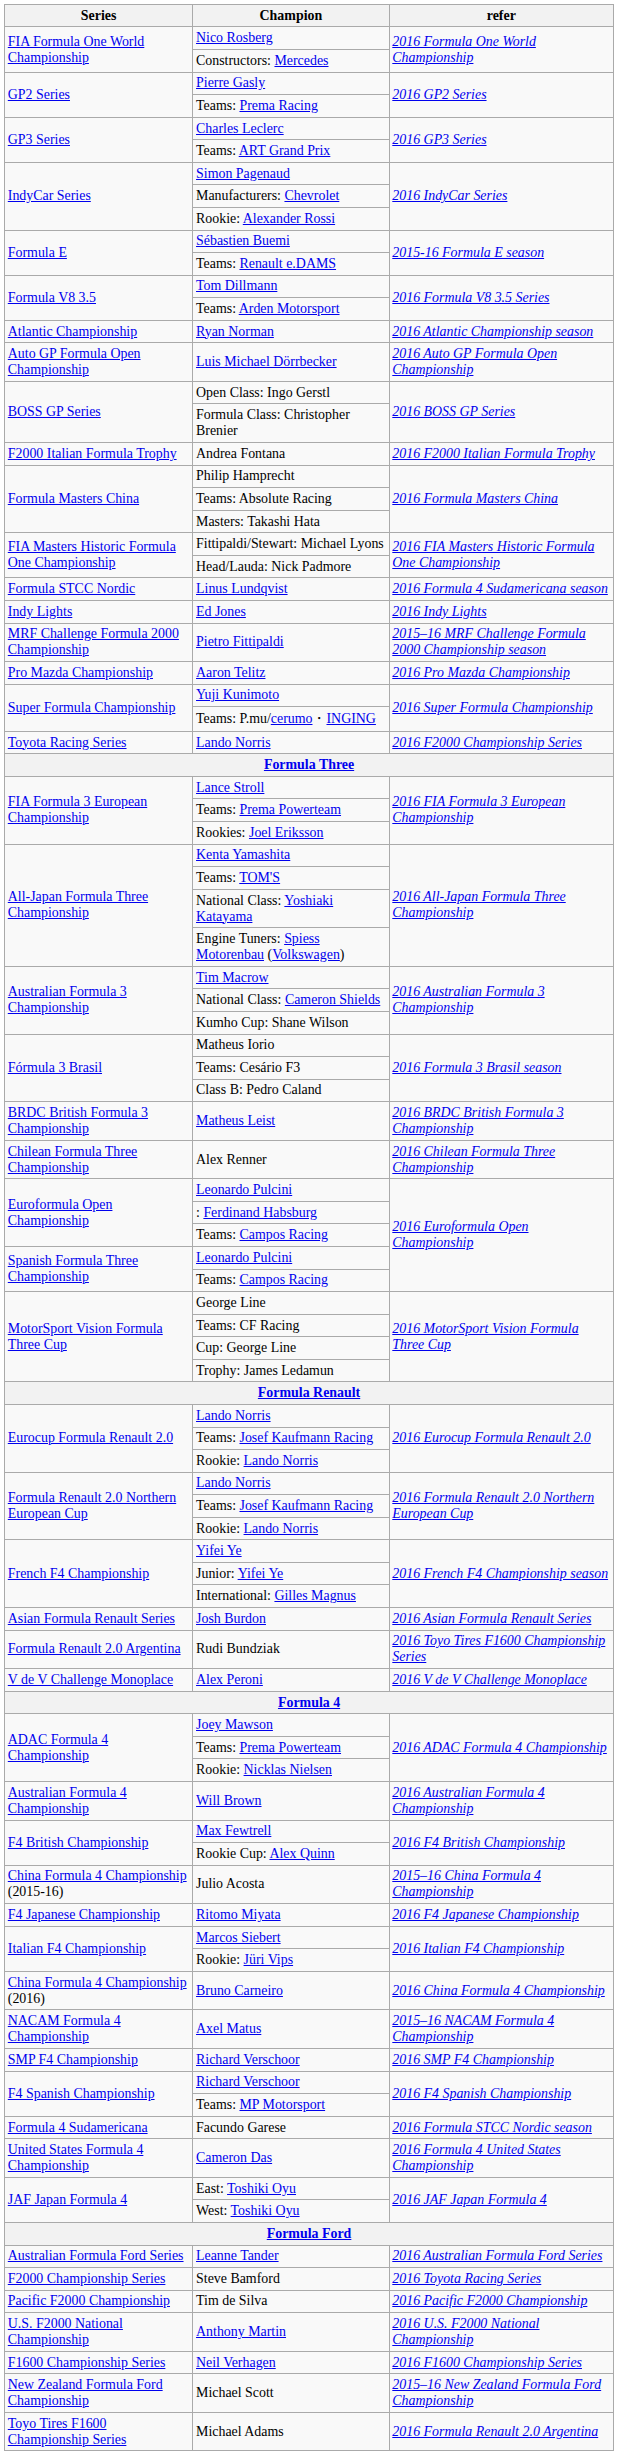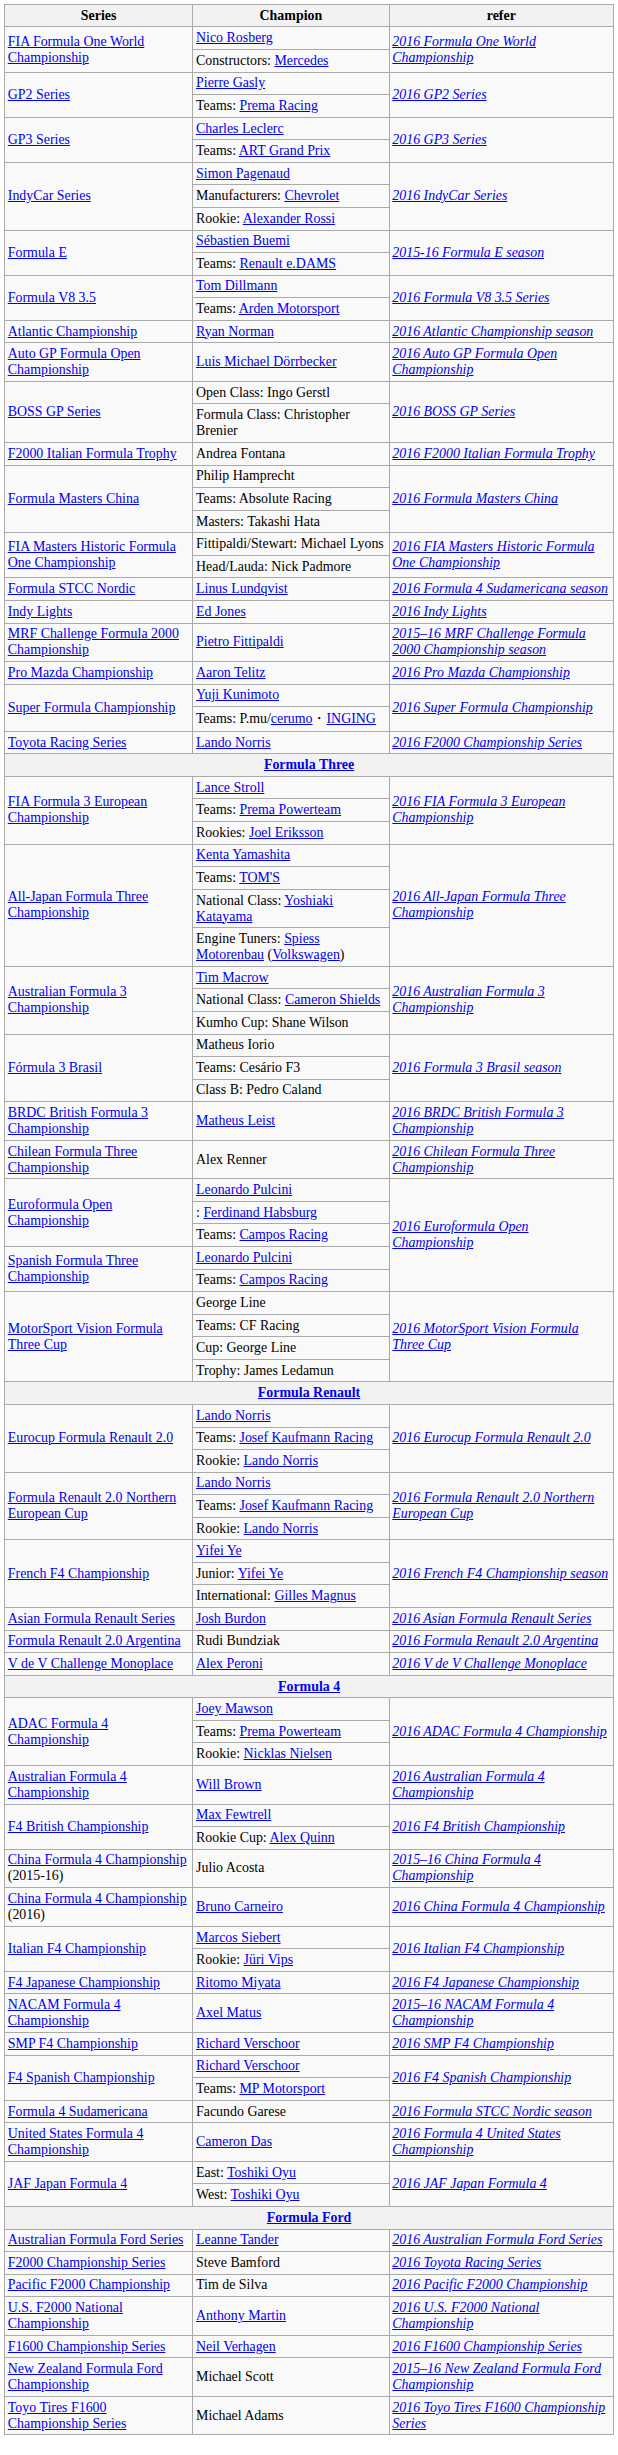(499, 1649) 2016 Toyo Tires F1600 Championship Series -> (495, 1641) 2016 Formula Renault 2.0 Argentina
rows swapped: (97, 1990) <-> (84, 1914)
(495, 2431) 2016 Formula Renault 2.0 Argentina -> (499, 2415) 2016 Toyo Tires F1600 Championship Series
